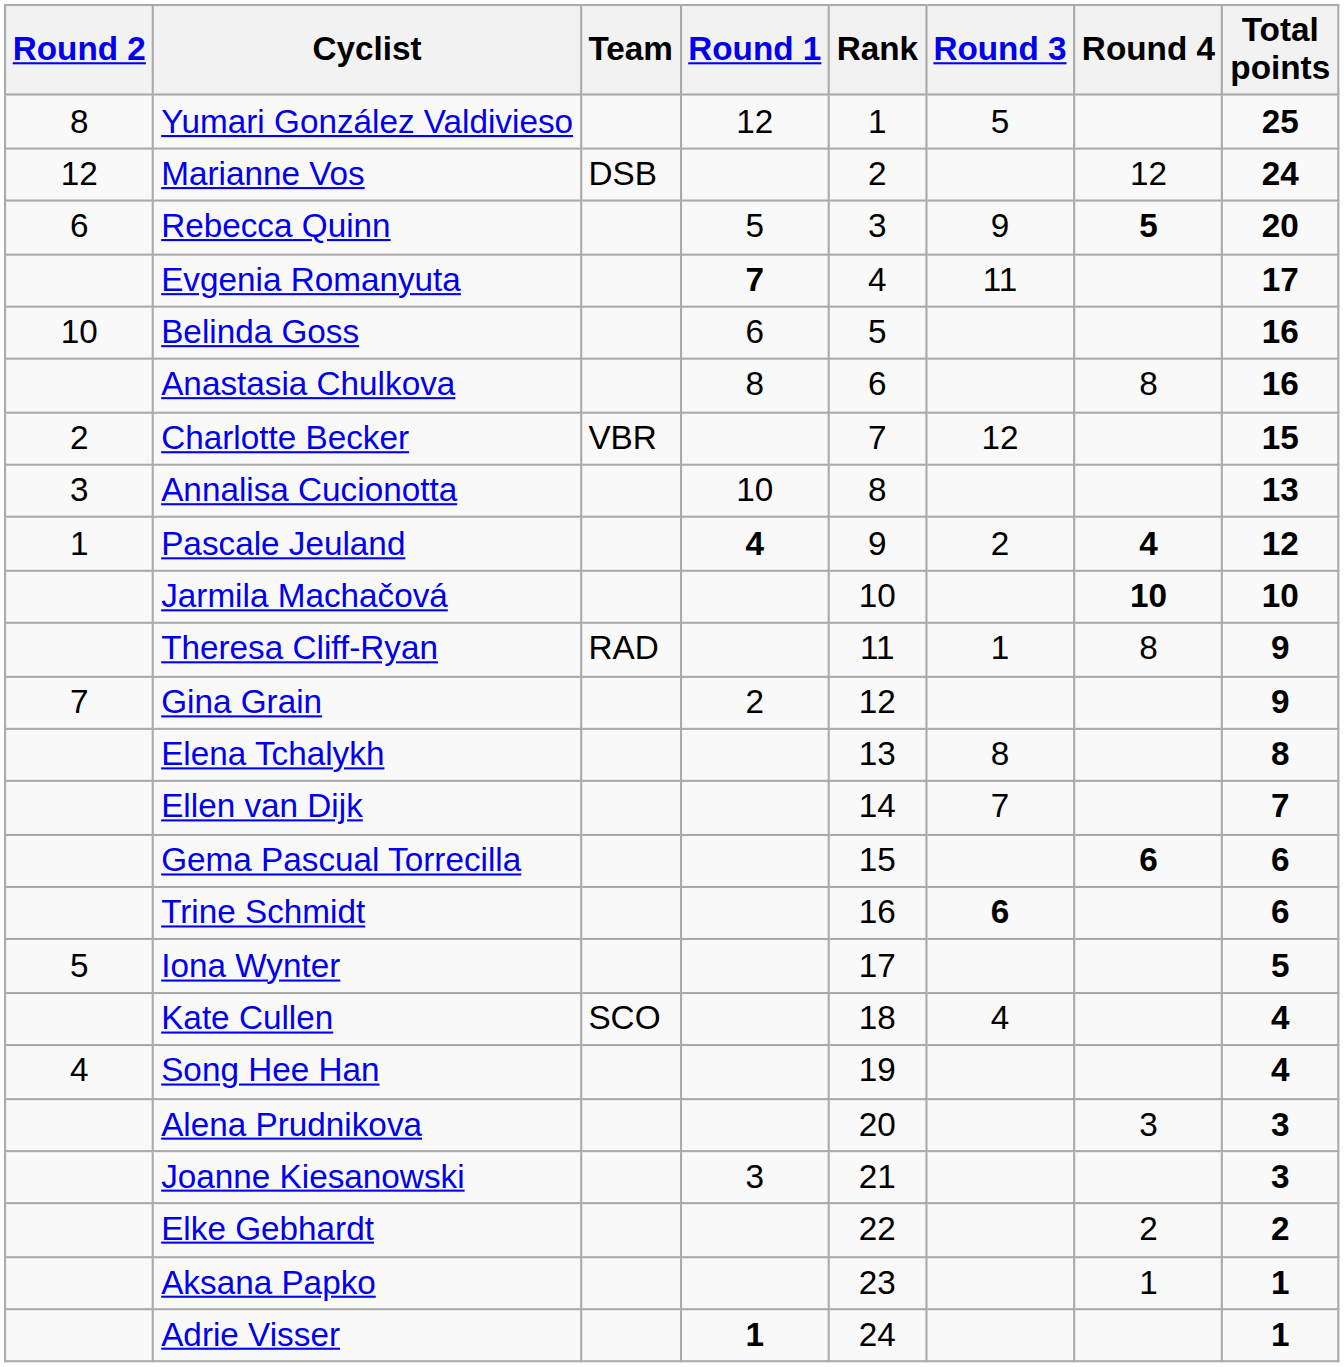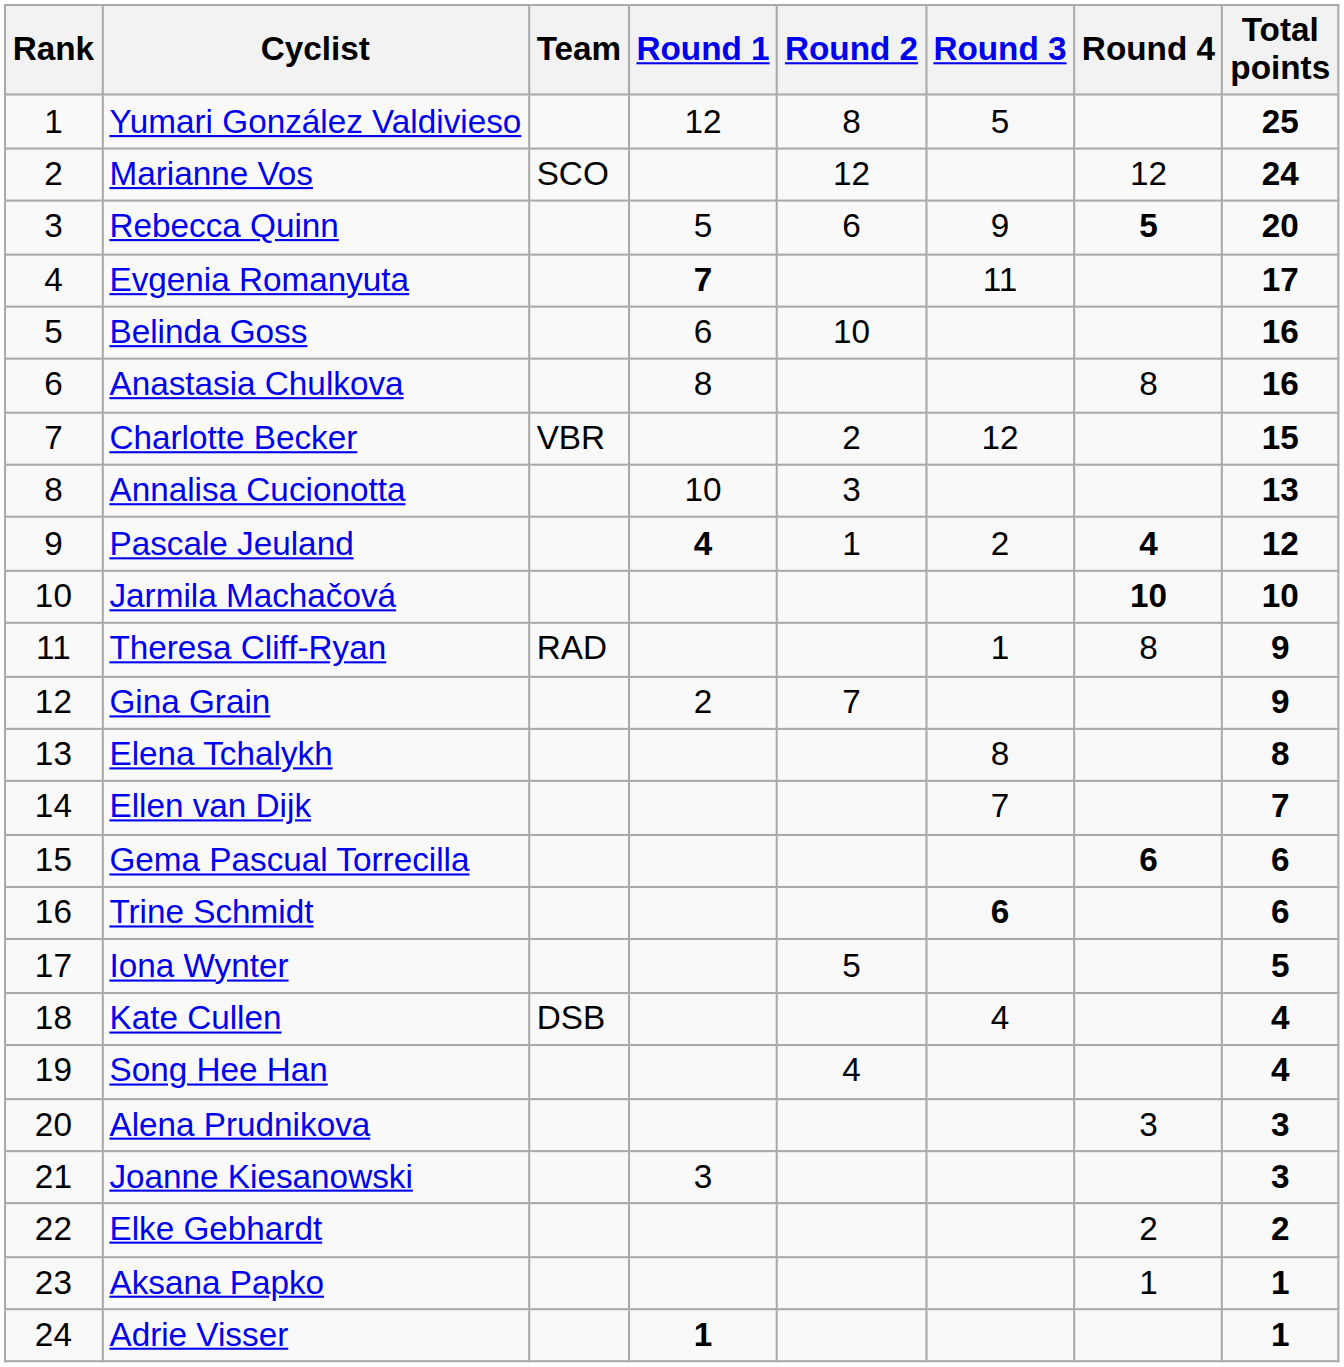columns swapped: (877, 49) <-> (79, 49)
(623, 173) DSB -> (573, 173) SCO
(624, 1018) SCO -> (571, 1018) DSB
